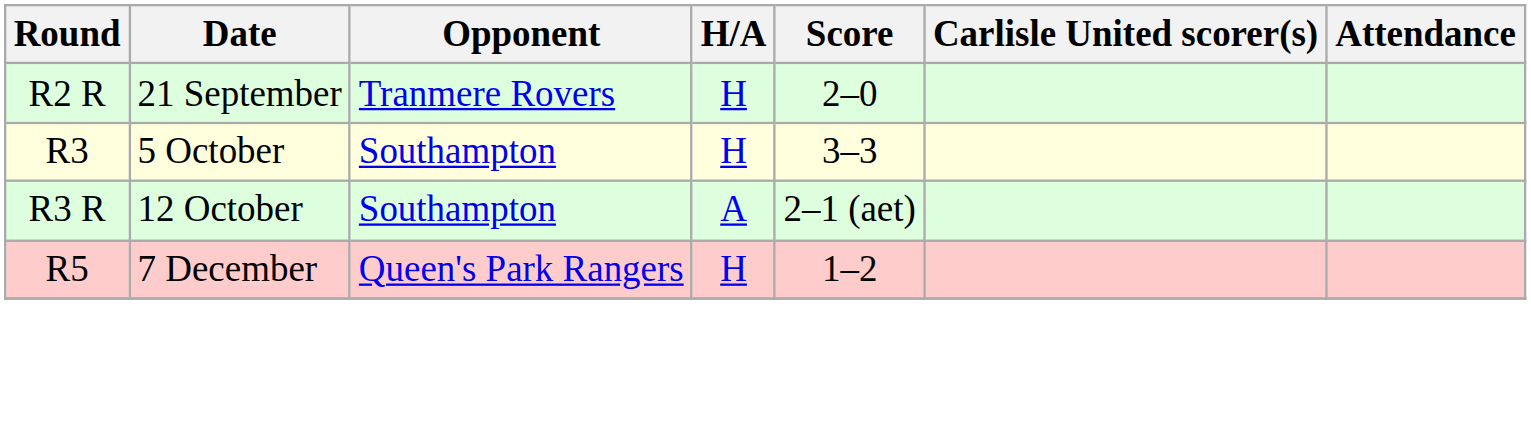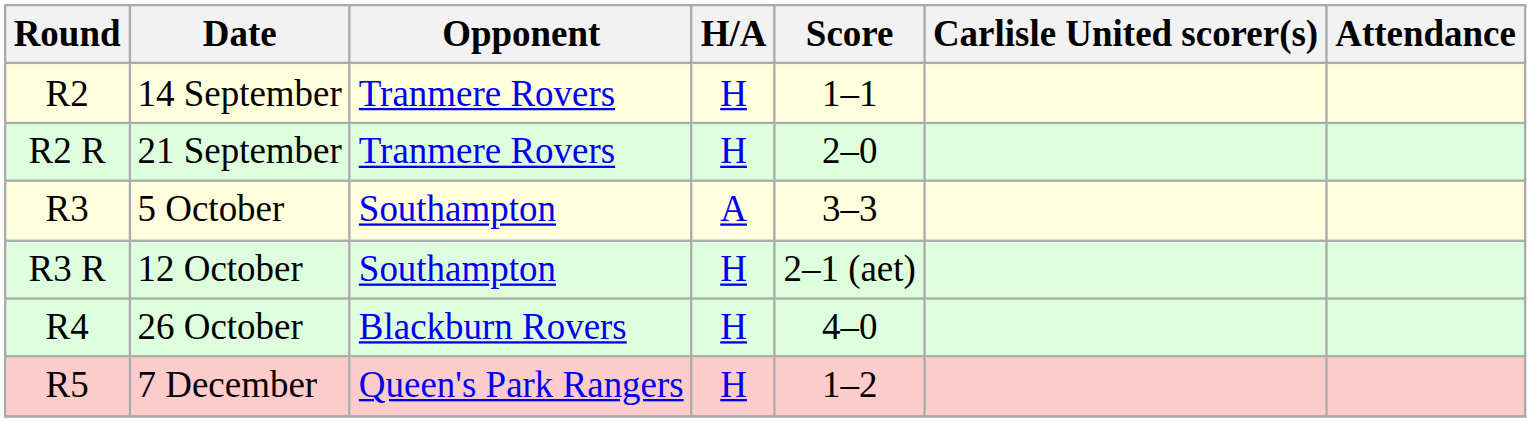+ row: (240, 92)
(734, 151) H -> (734, 209) A
(734, 209) A -> (734, 268) H
+ row: (220, 326)
